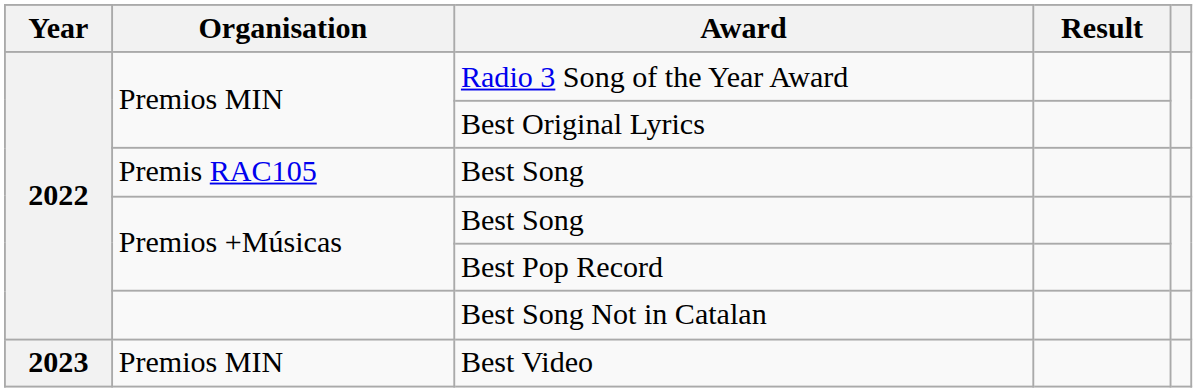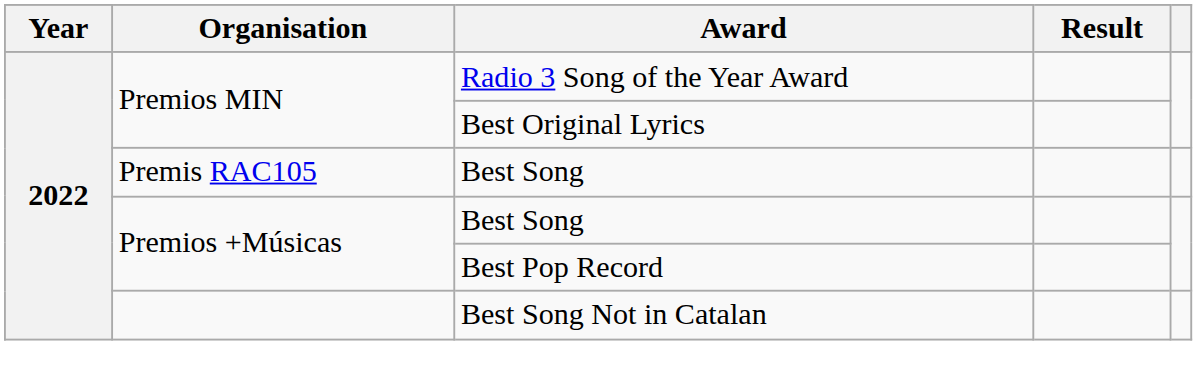- row: (201, 362)
